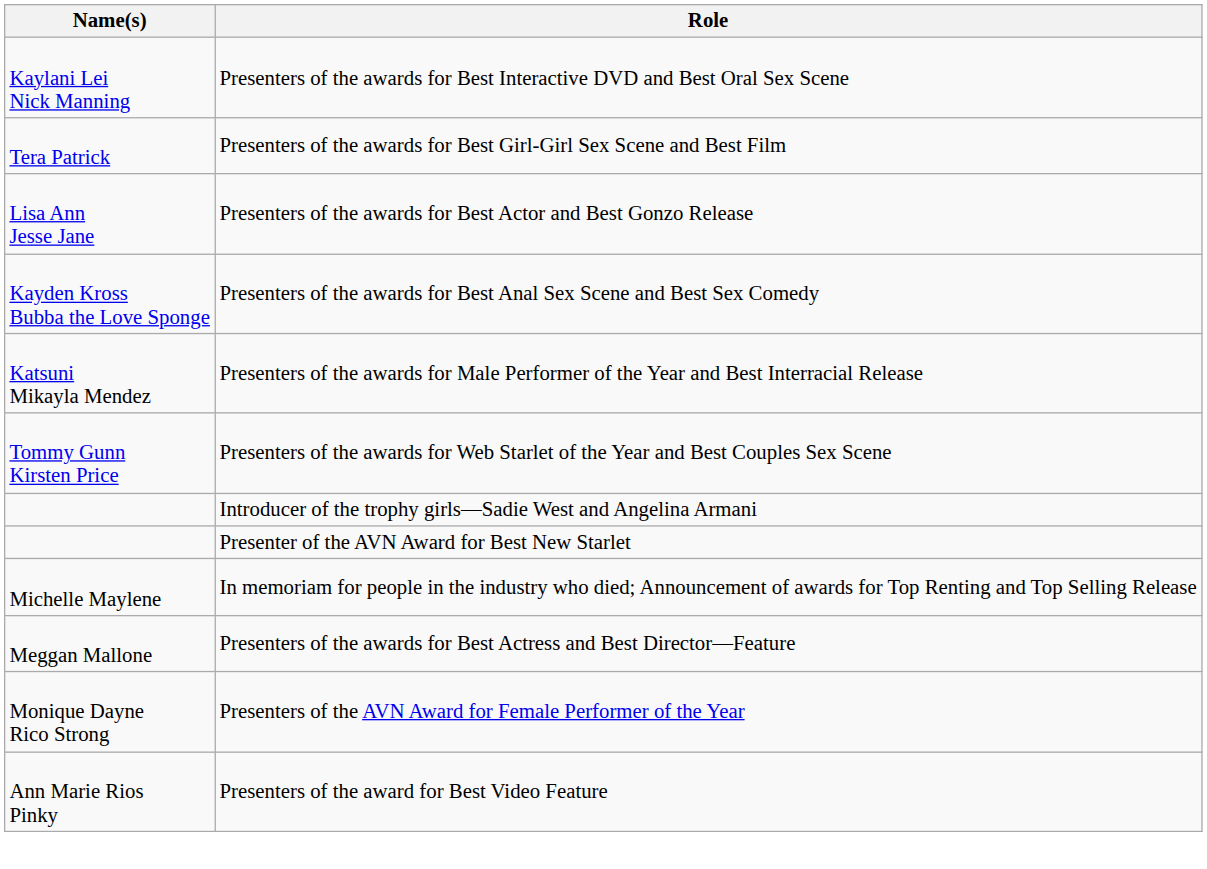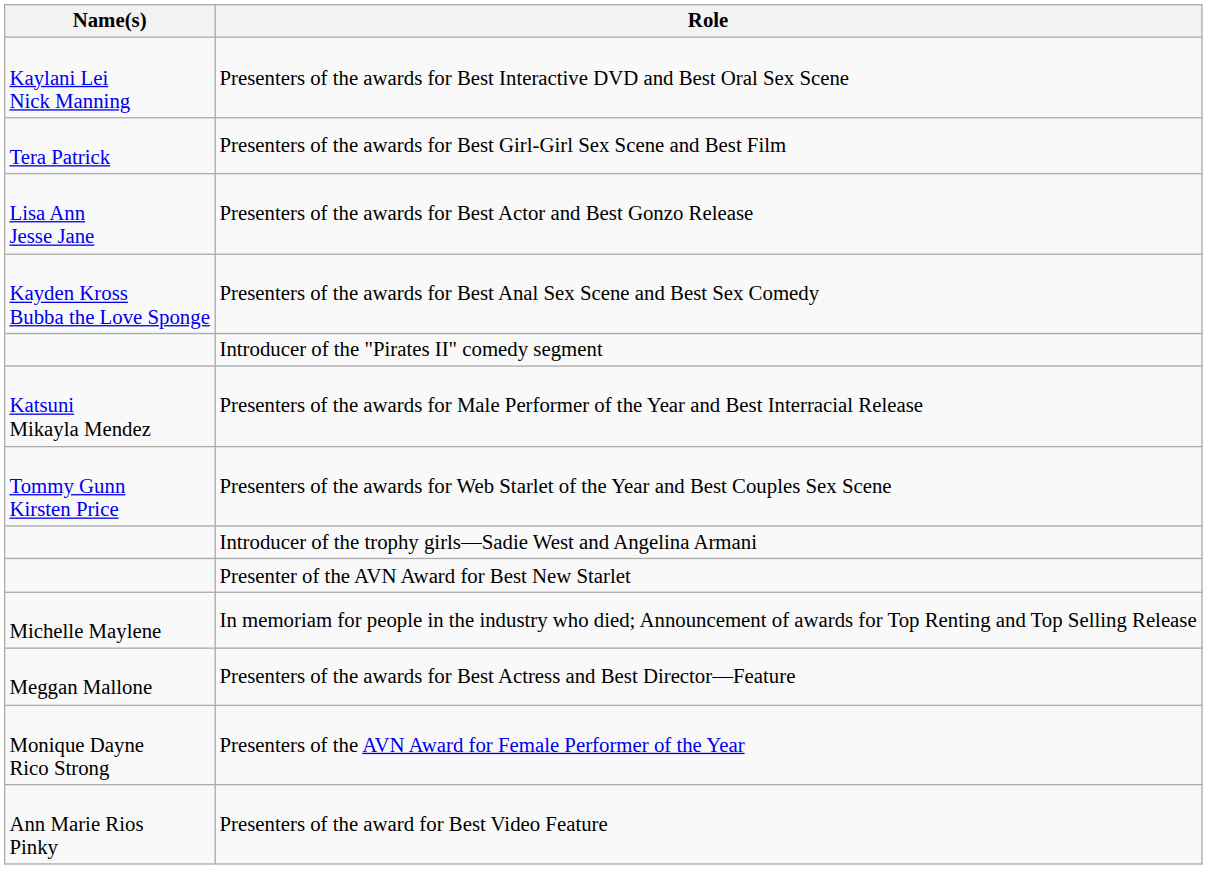+ row: (411, 349)
